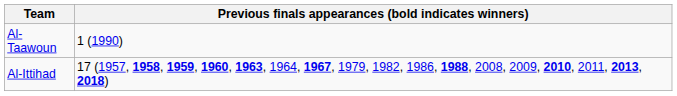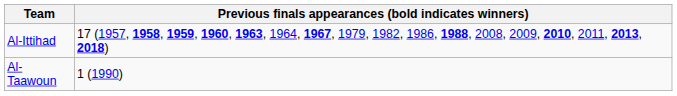rows swapped: (32, 74) <-> (32, 40)
